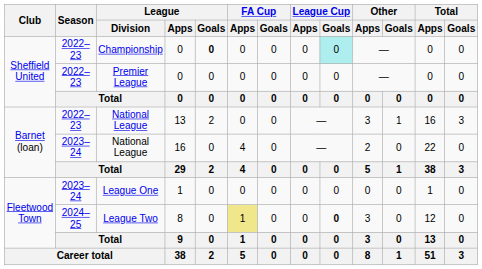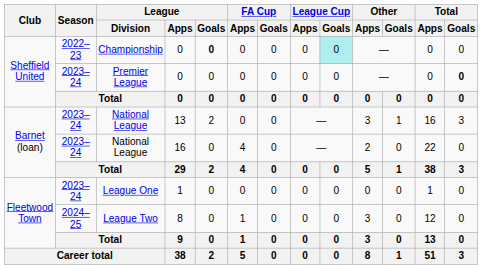(76, 77) 2022–23 -> (76, 77) 2023–24
(461, 77) normal -> (461, 77) bold
(76, 120) 2022–23 -> (76, 120) 2023–24
(242, 218) khaki background -> (242, 218) no background
(336, 218) bold -> (336, 218) normal
